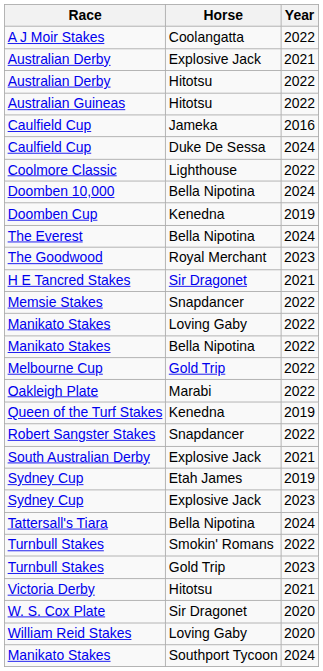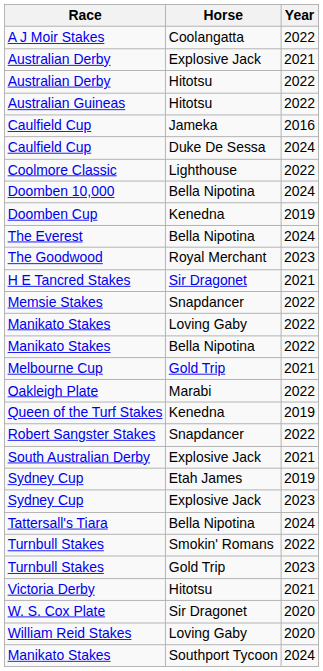(300, 368) 2022 -> (300, 368) 2021
